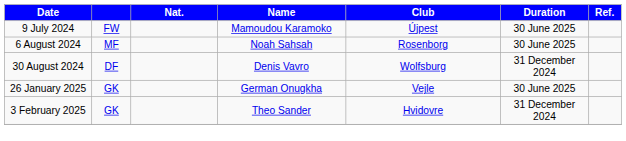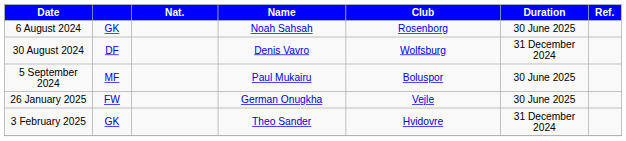- row: (48, 29)
(111, 45) MF -> (112, 29) GK
+ row: (48, 78)
(111, 89) GK -> (112, 100) FW
